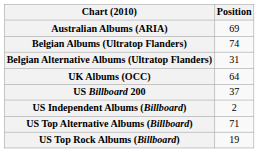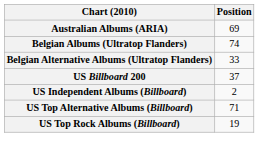(234, 60) 31 -> (234, 60) 33
- row: (109, 76)
